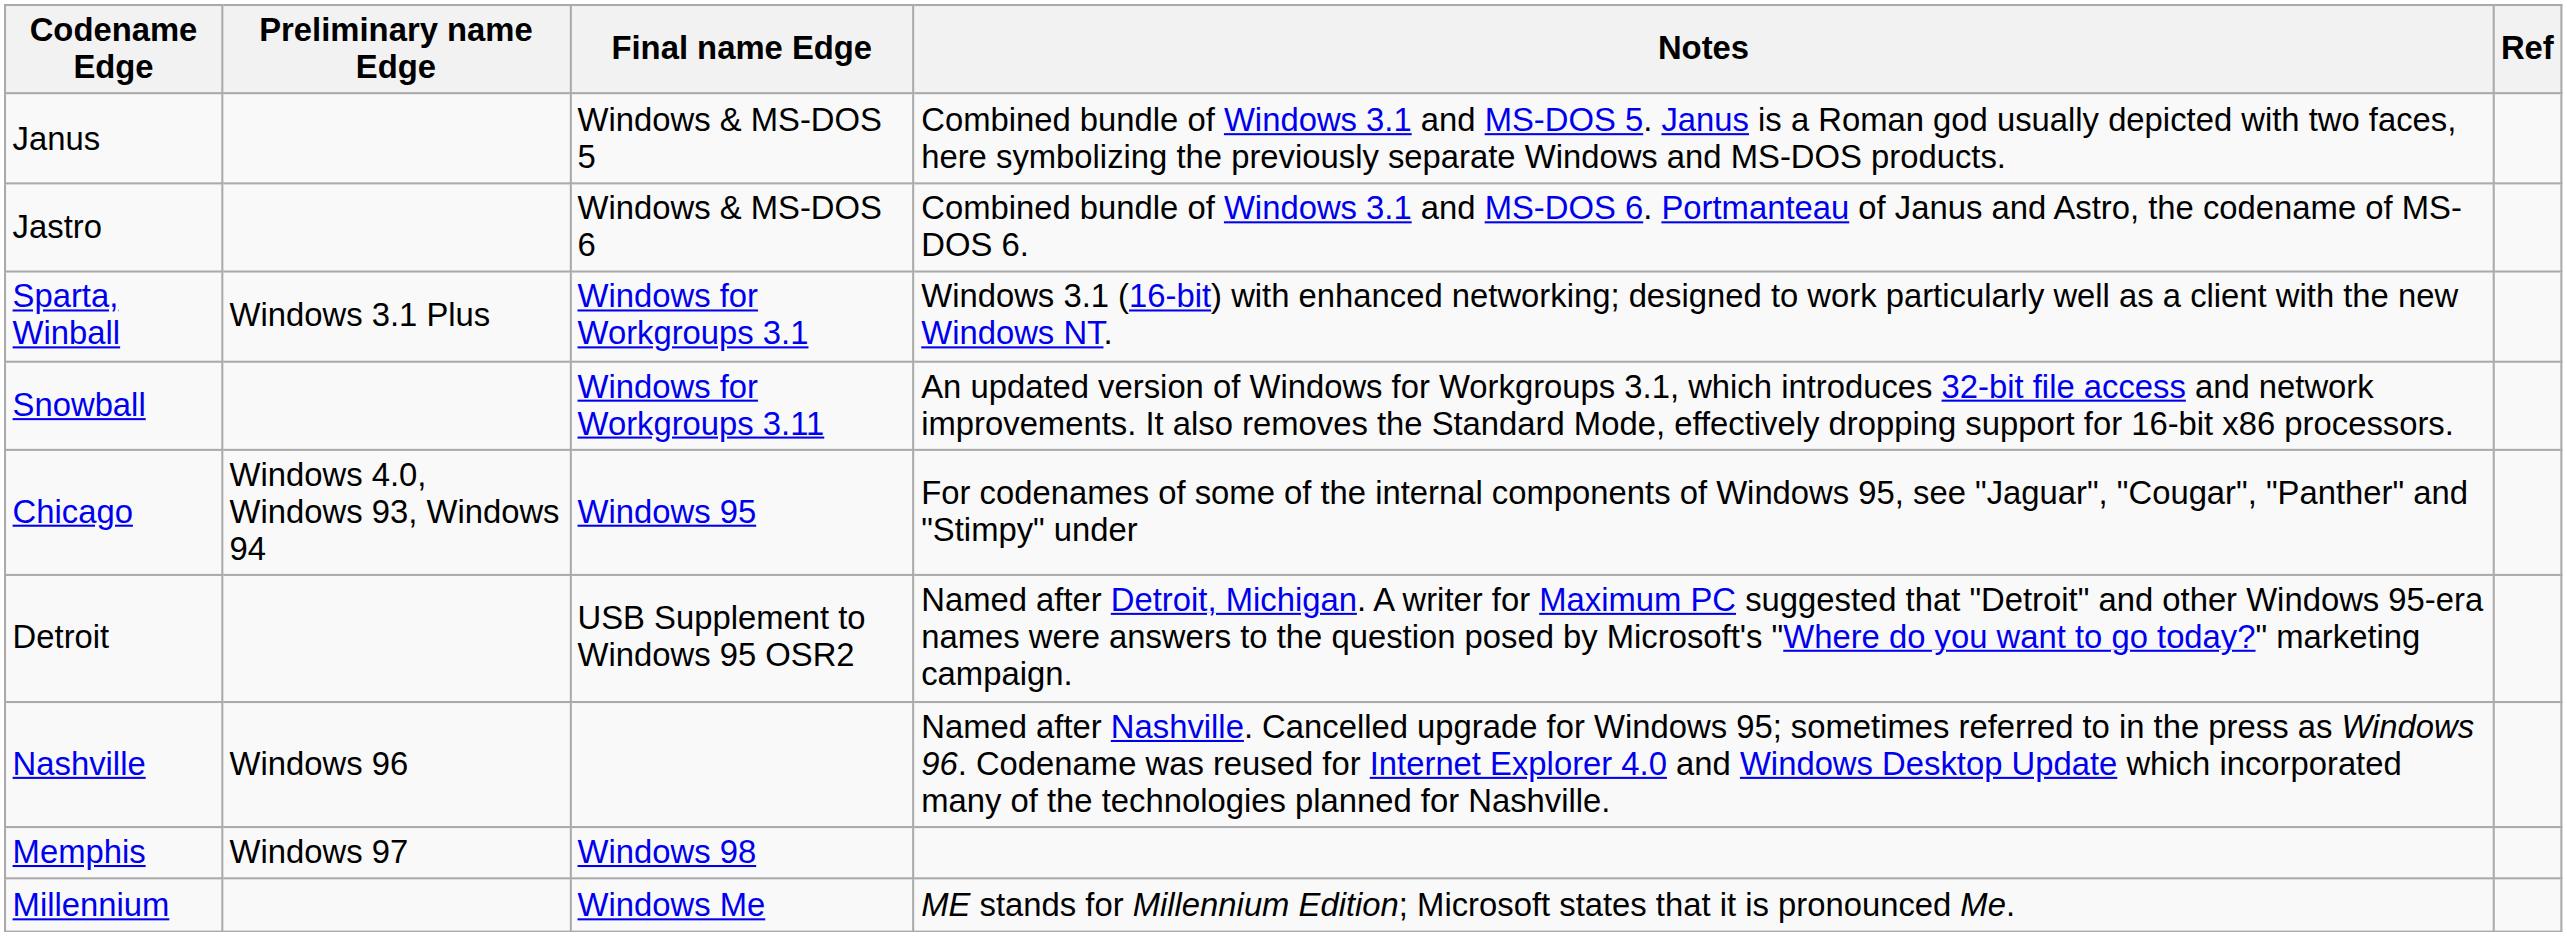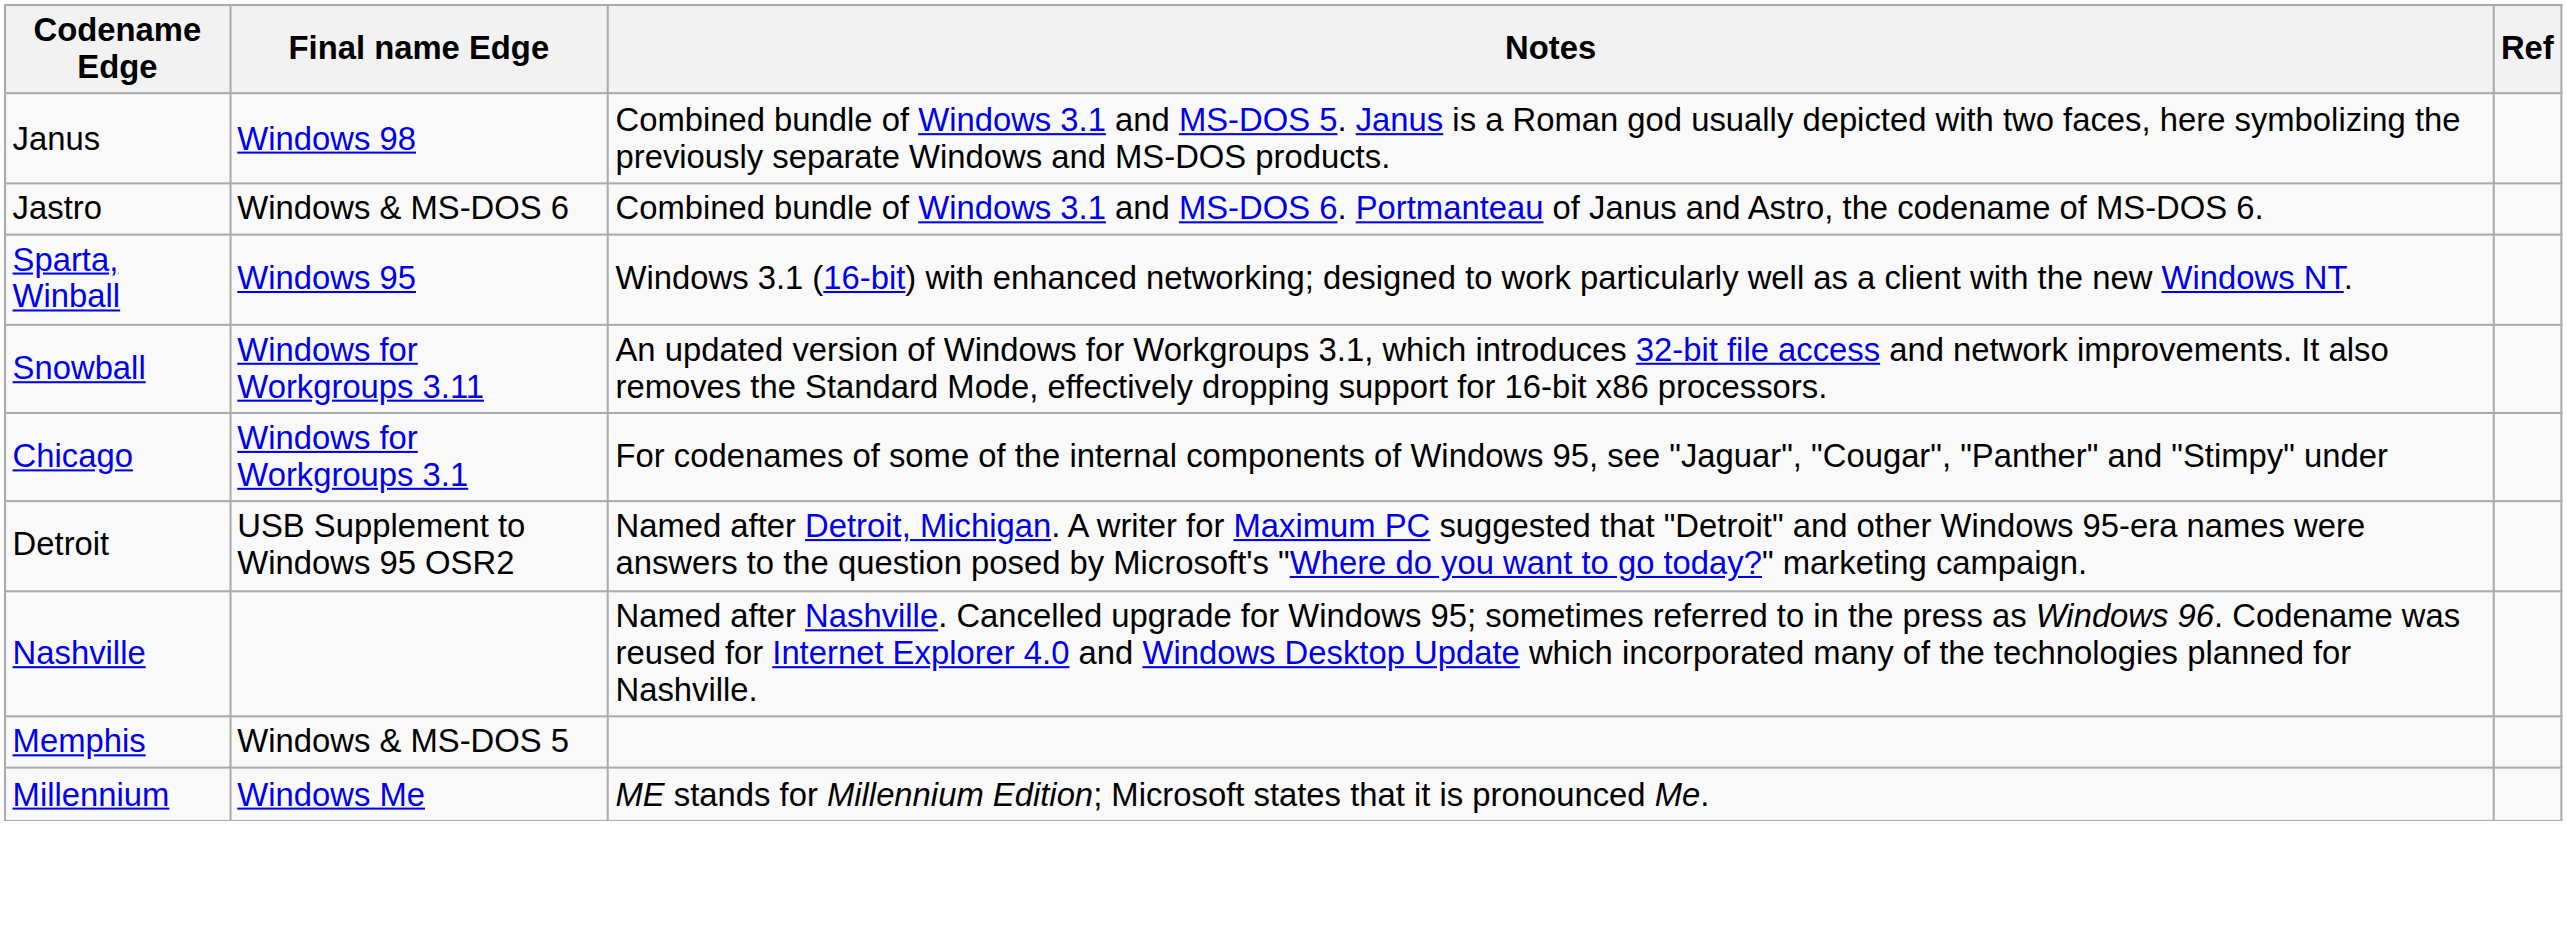- column: (396, 48)
(730, 137) Windows & MS-DOS 5 -> (327, 137) Windows 98
(693, 315) Windows for Workgroups 3.1 -> (327, 278) Windows 95
(667, 512) Windows 95 -> (353, 456) Windows for Workgroups 3.1
(667, 852) Windows 98 -> (403, 741) Windows & MS-DOS 5
